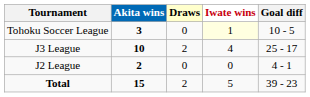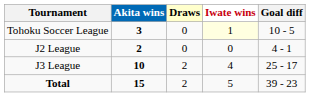rows swapped: (58, 48) <-> (58, 65)
